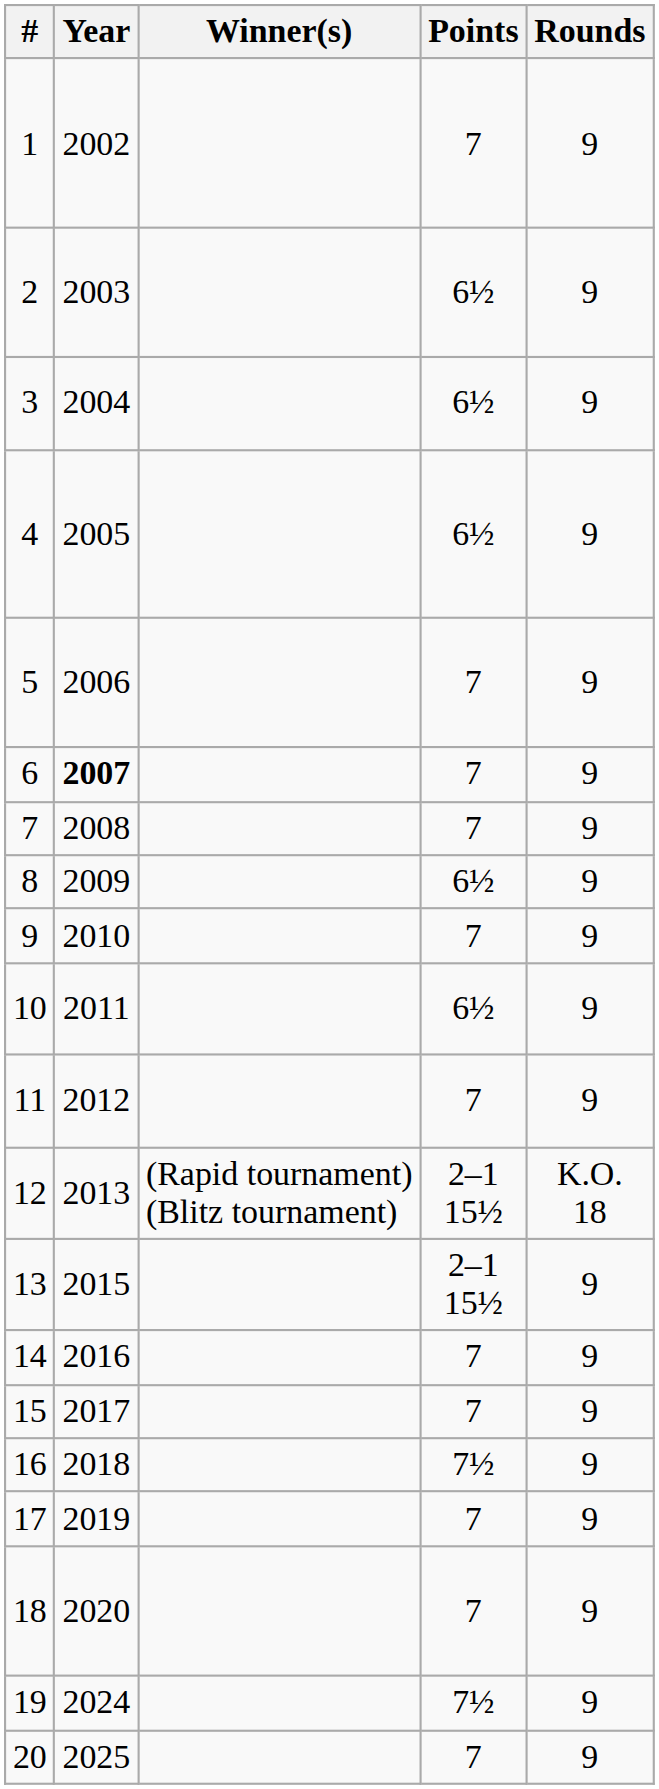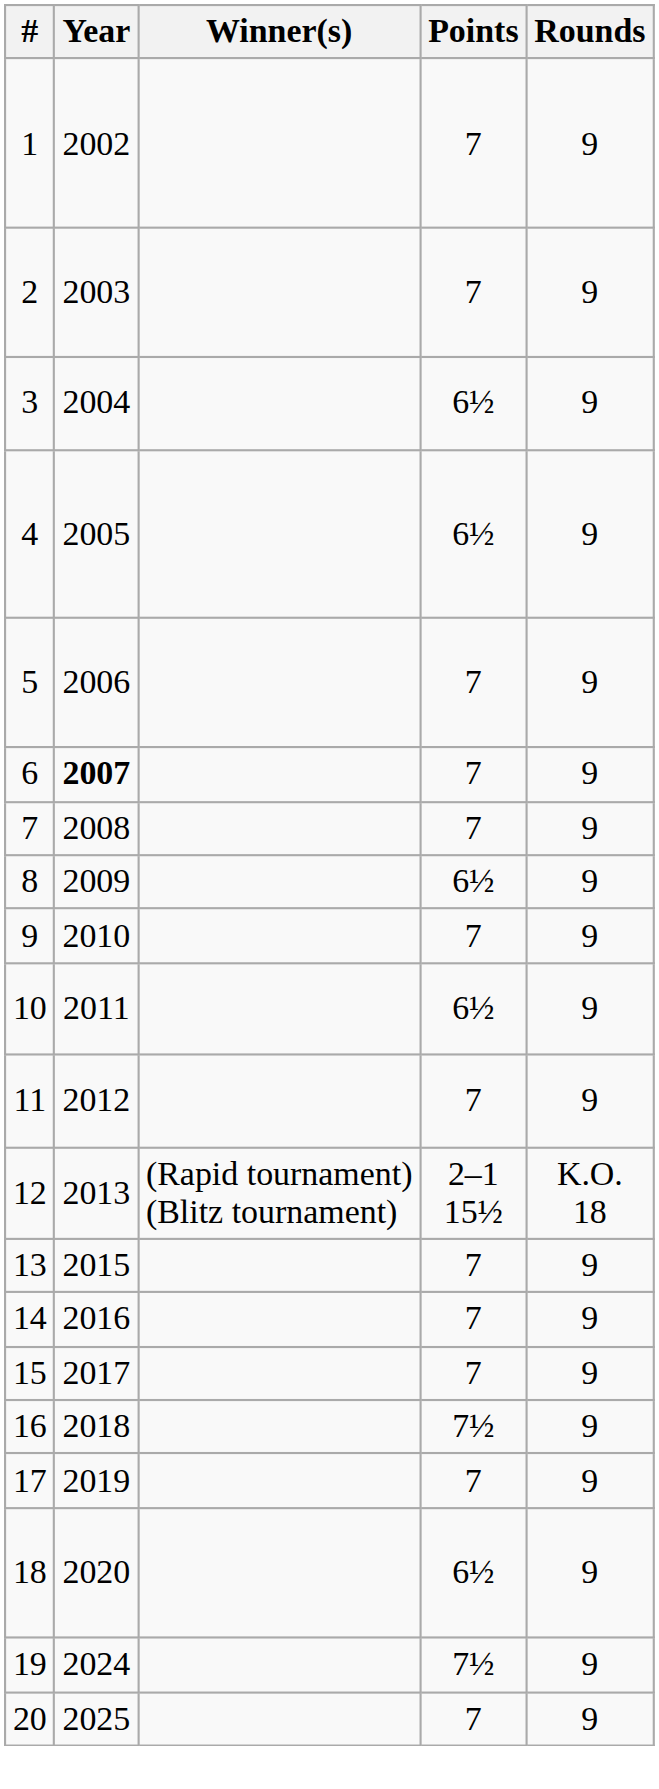(473, 291) 6½ -> (473, 291) 7
(473, 1284) 2–1 15½ -> (473, 1264) 7
(473, 1610) 7 -> (473, 1572) 6½
